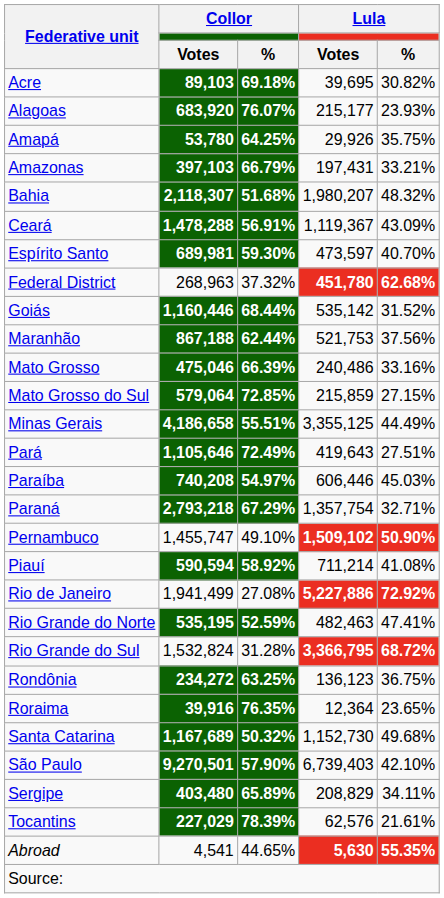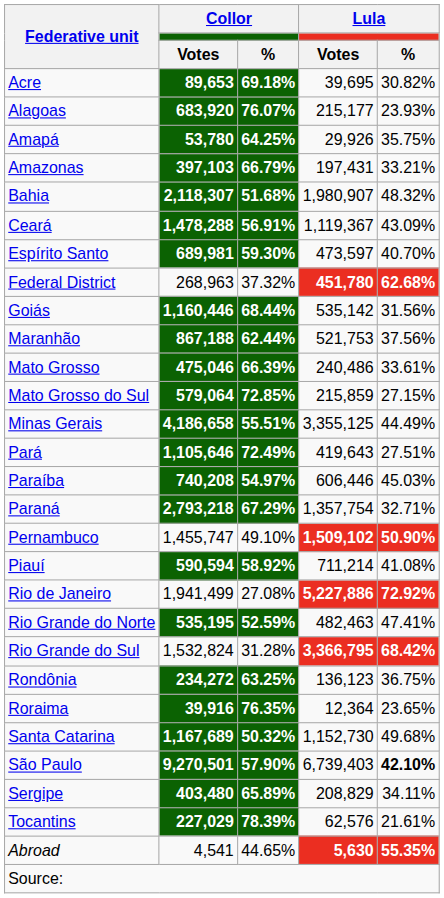(209, 83) 89,103 -> (209, 83) 89,653
(338, 196) 1,980,207 -> (338, 196) 1,980,907
(408, 310) 31.52% -> (408, 310) 31.56%
(408, 367) 33.16% -> (408, 367) 33.61%
(408, 651) 68.72% -> (408, 651) 68.42%
(408, 765) normal -> (408, 765) bold
